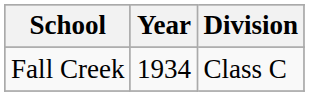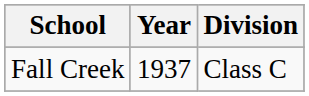(164, 68) 1934 -> (164, 68) 1937
